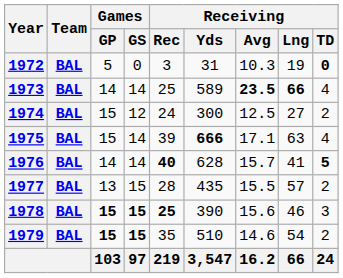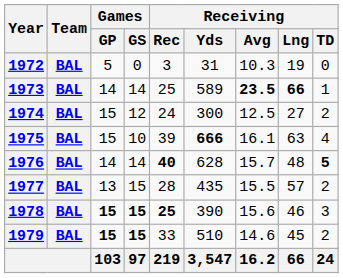(325, 65) bold -> (325, 65) normal
(325, 90) 4 -> (325, 90) 1
(137, 139) 14 -> (137, 139) 10
(257, 139) 17.1 -> (257, 139) 16.1
(296, 163) 41 -> (296, 163) 48
(167, 236) 35 -> (167, 236) 33
(296, 236) 54 -> (296, 236) 45
